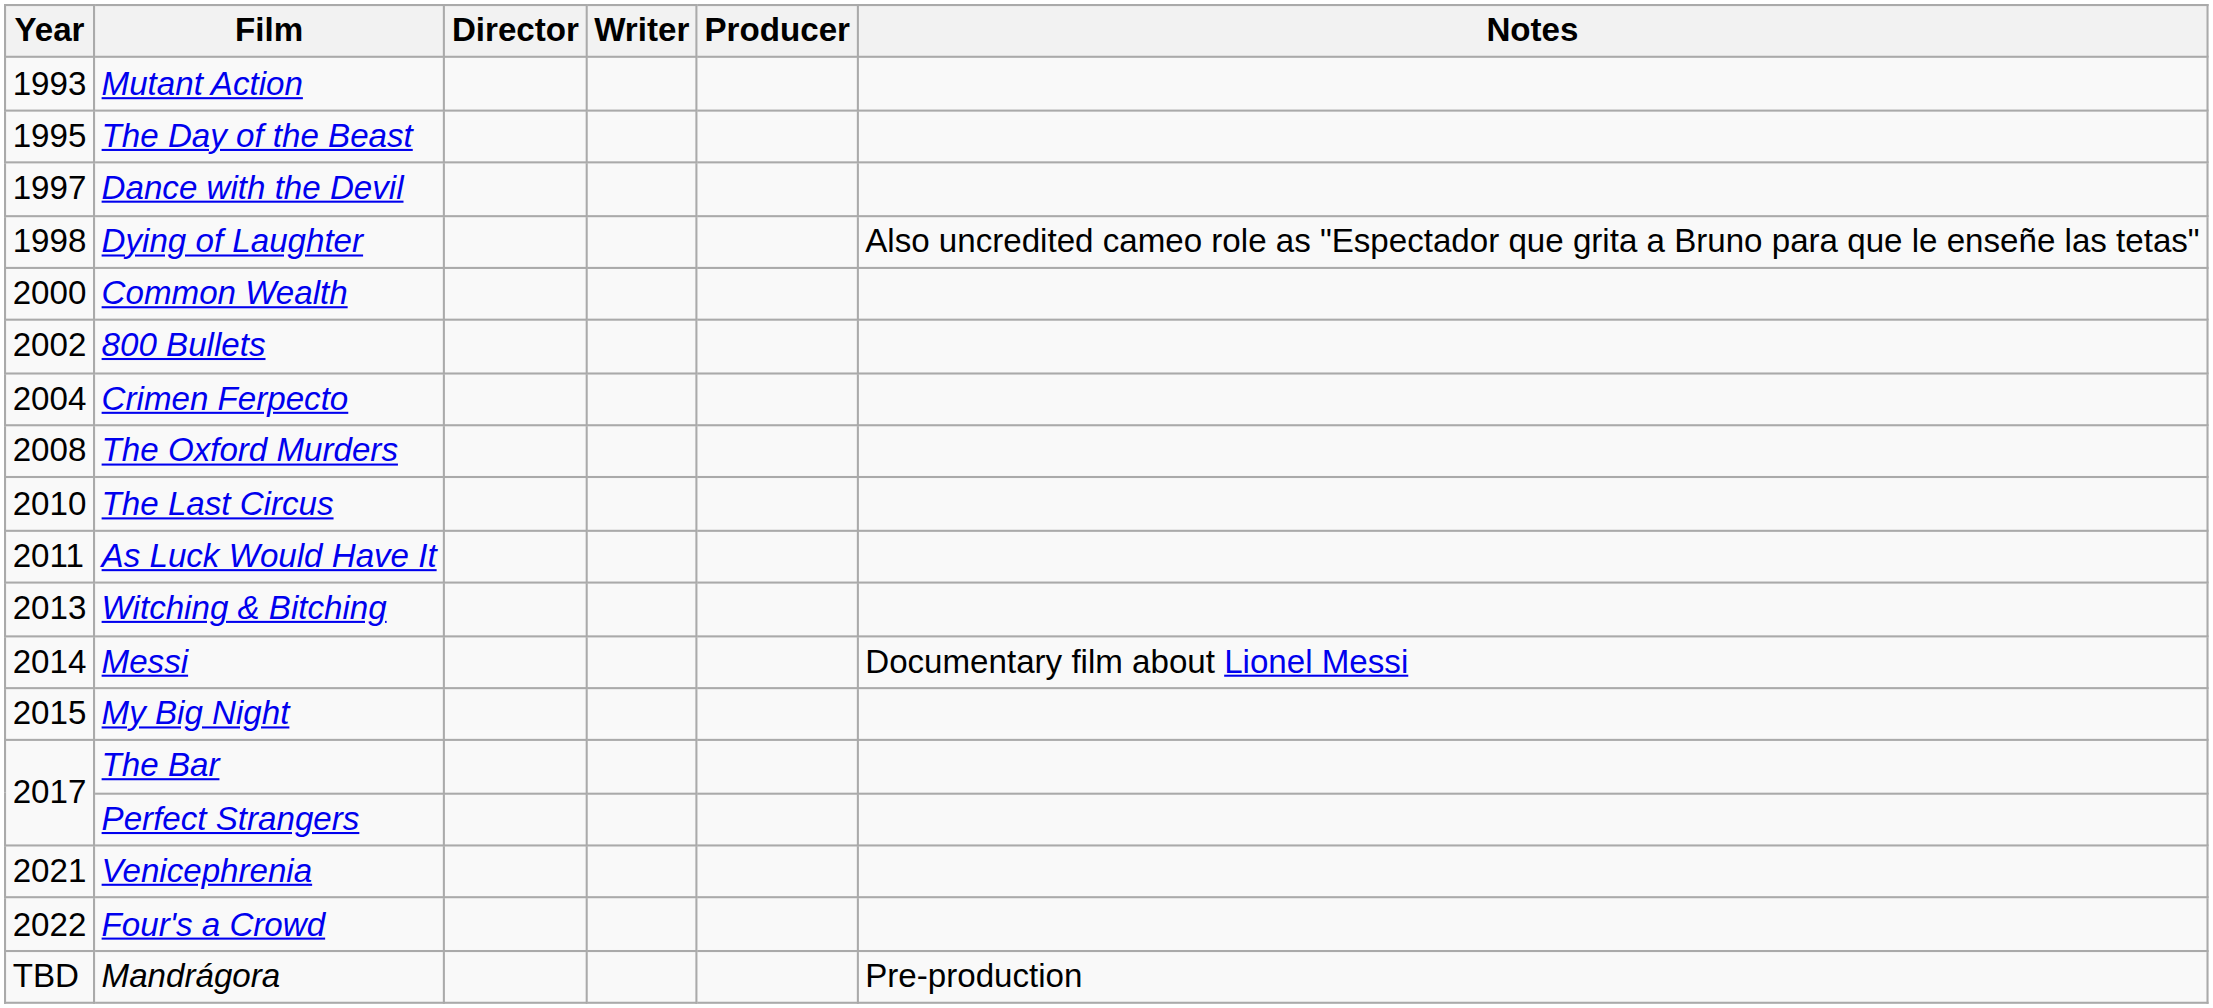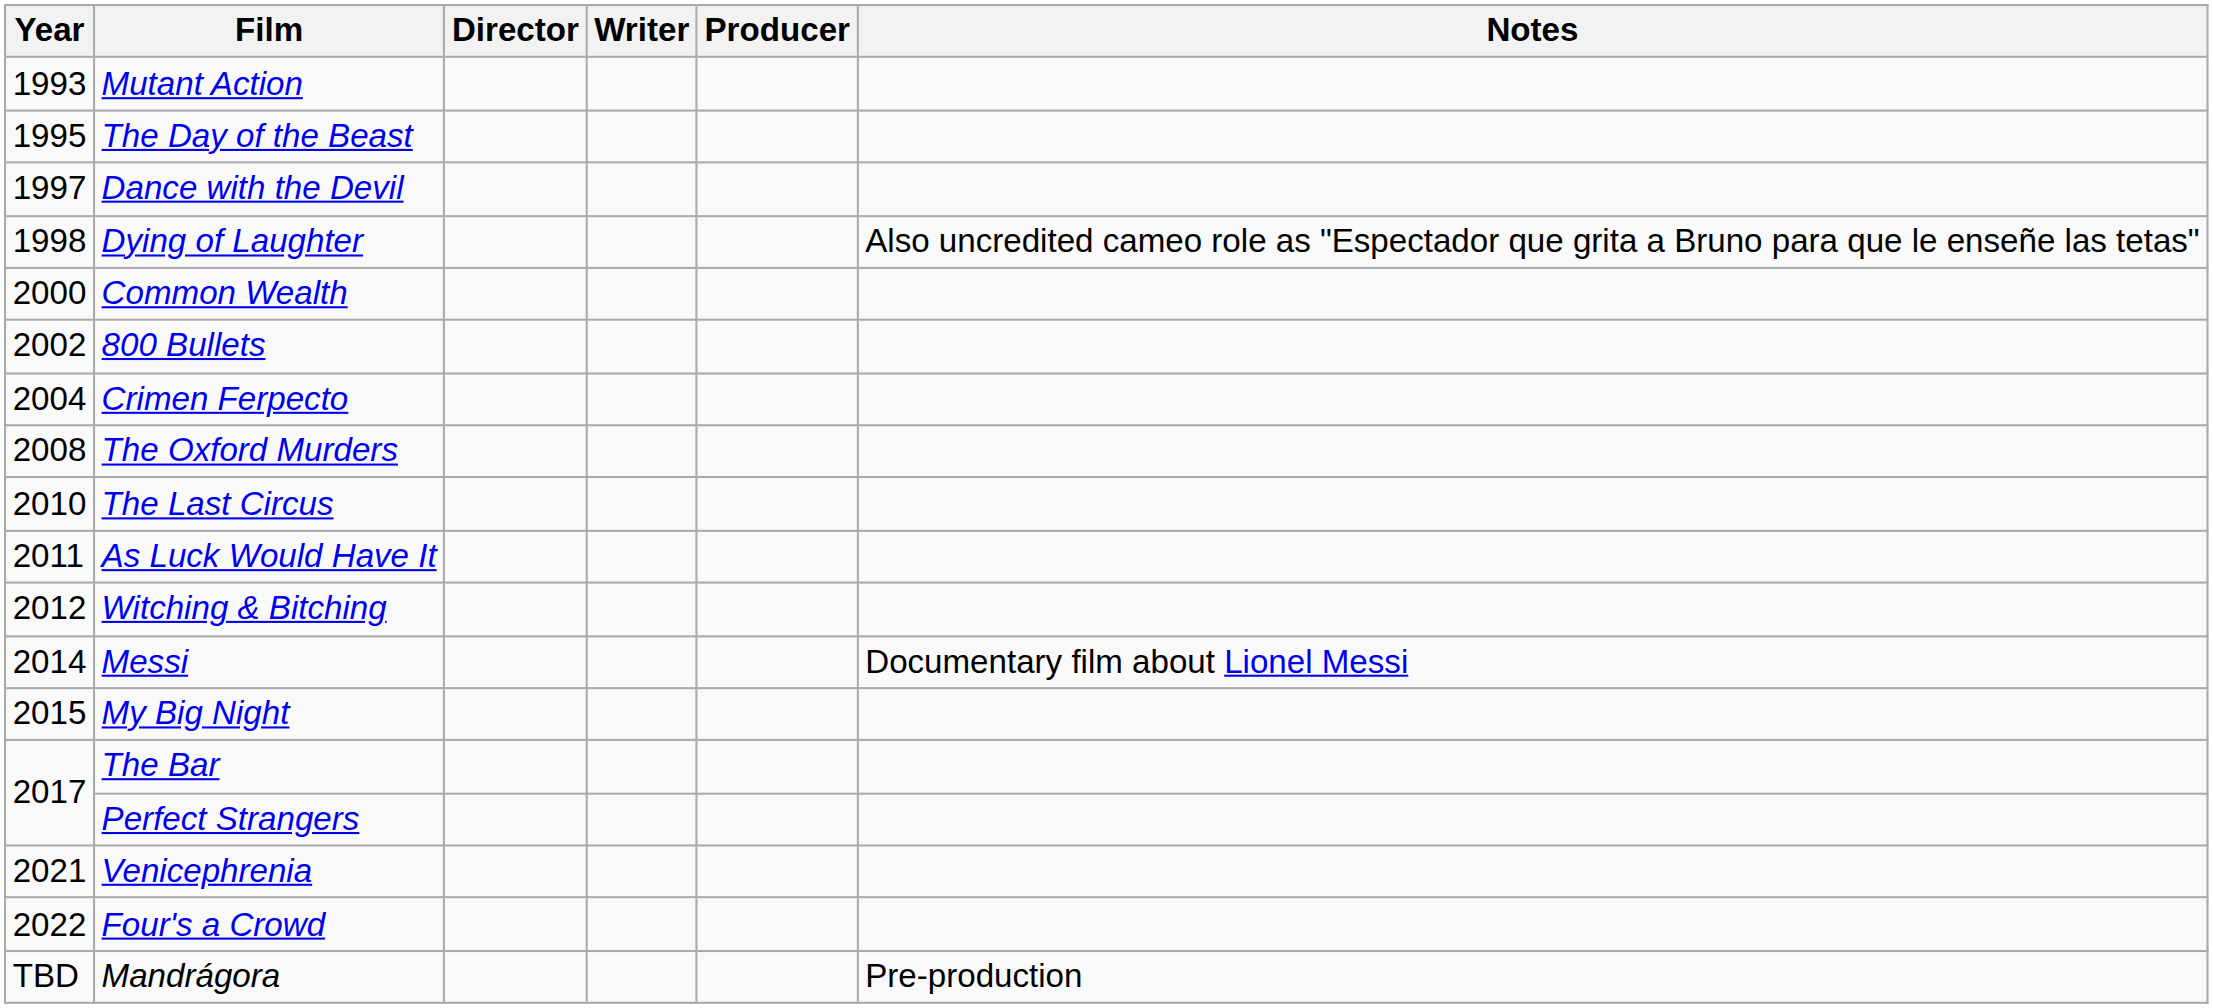(50, 608) 2013 -> (50, 608) 2012
